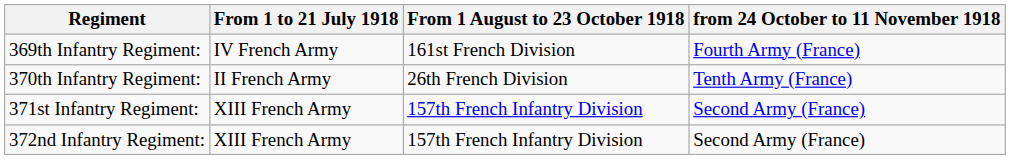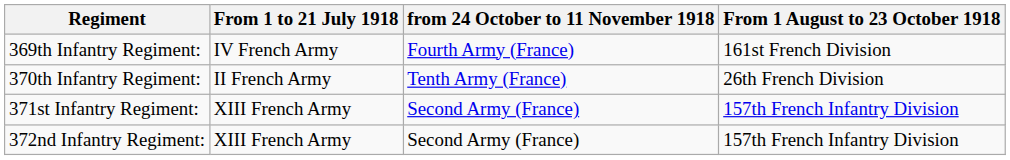columns swapped: (546, 19) <-> (847, 19)
